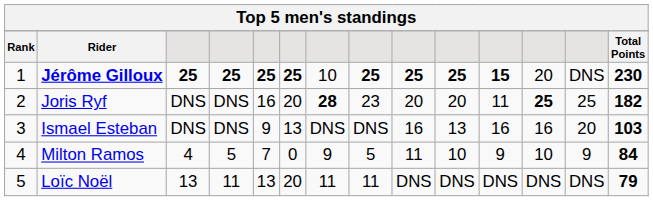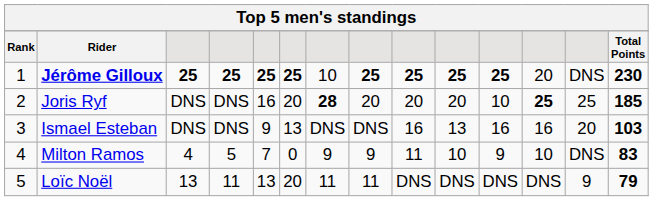(500, 75) 15 -> (500, 75) 25
(371, 101) 23 -> (371, 101) 20
(500, 101) 11 -> (500, 101) 10
(628, 101) 182 -> (628, 101) 185
(371, 155) 5 -> (371, 155) 9
(587, 155) 9 -> (587, 155) DNS
(628, 155) 84 -> (628, 155) 83
(587, 181) DNS -> (587, 181) 9
